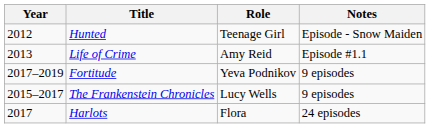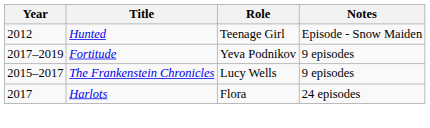- row: (102, 53)
